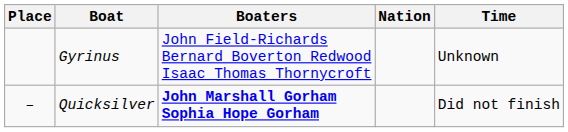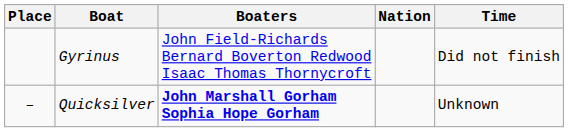(468, 57) Unknown -> (499, 57) Did not finish
(499, 106) Did not finish -> (468, 106) Unknown
